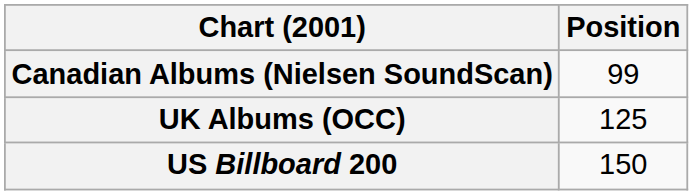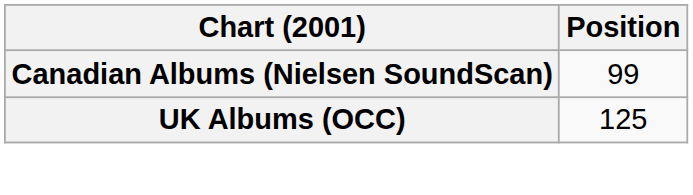- row: (282, 165)
